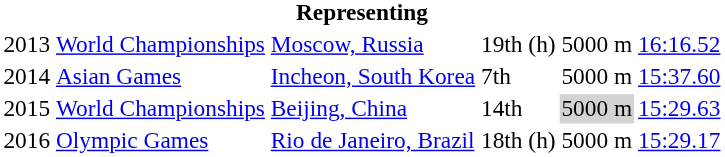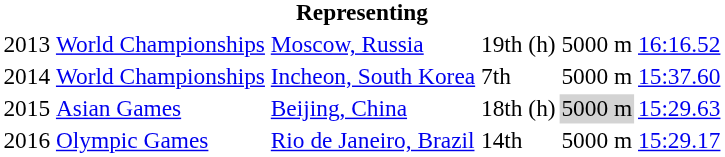(119, 76) Asian Games -> (160, 76) World Championships
(160, 108) World Championships -> (119, 108) Asian Games
(502, 108) 14th -> (518, 108) 18th (h)
(518, 140) 18th (h) -> (502, 140) 14th
